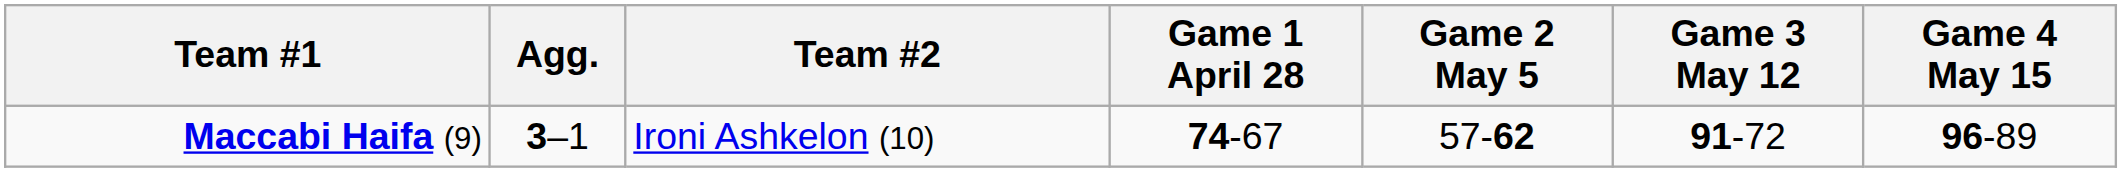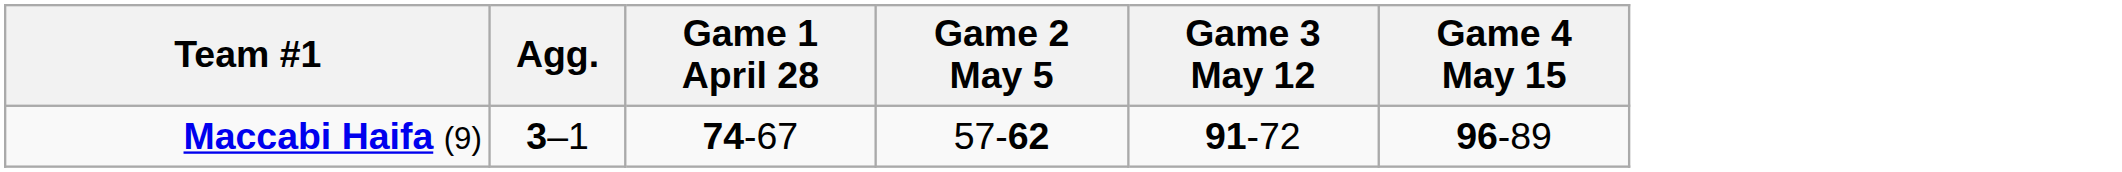- column: (867, 55)
